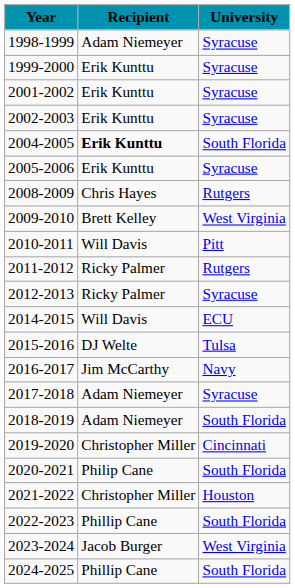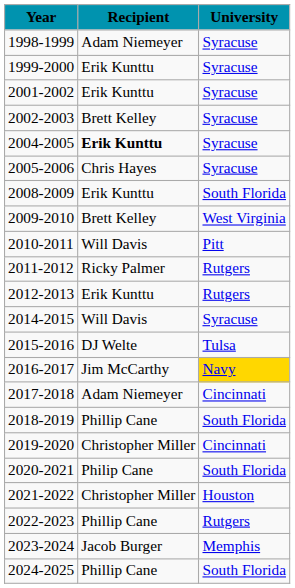(118, 118) Erik Kunttu -> (119, 118) Brett Kelley
(244, 143) South Florida -> (230, 143) Syracuse
(118, 168) Erik Kunttu -> (119, 168) Chris Hayes
(119, 193) Chris Hayes -> (118, 193) Erik Kunttu
(226, 193) Rutgers -> (244, 193) South Florida
(123, 294) Ricky Palmer -> (118, 294) Erik Kunttu
(230, 294) Syracuse -> (226, 294) Rutgers
(218, 319) ECU -> (230, 319) Syracuse
(219, 369) no background -> (219, 369) gold background
(230, 395) Syracuse -> (234, 395) Cincinnati
(132, 420) Adam Niemeyer -> (119, 420) Phillip Cane
(244, 520) South Florida -> (226, 520) Rutgers
(244, 546) West Virginia -> (231, 546) Memphis
